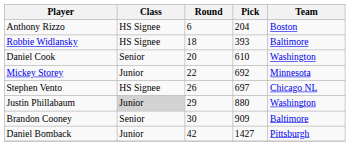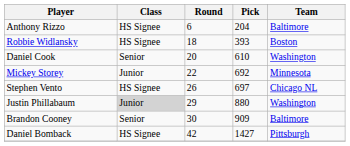(284, 27) Boston -> (289, 27) Baltimore
(289, 42) Baltimore -> (284, 42) Boston
(131, 133) Junior -> (140, 133) HS Signee
